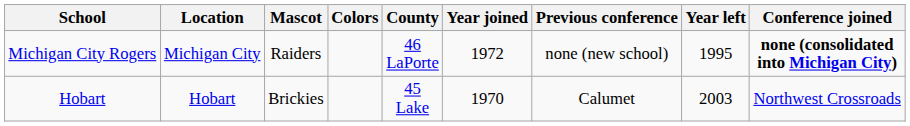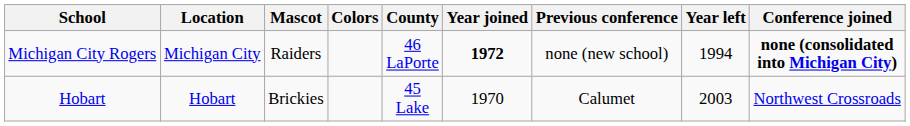(487, 53) normal -> (487, 53) bold
(716, 53) 1995 -> (716, 53) 1994
